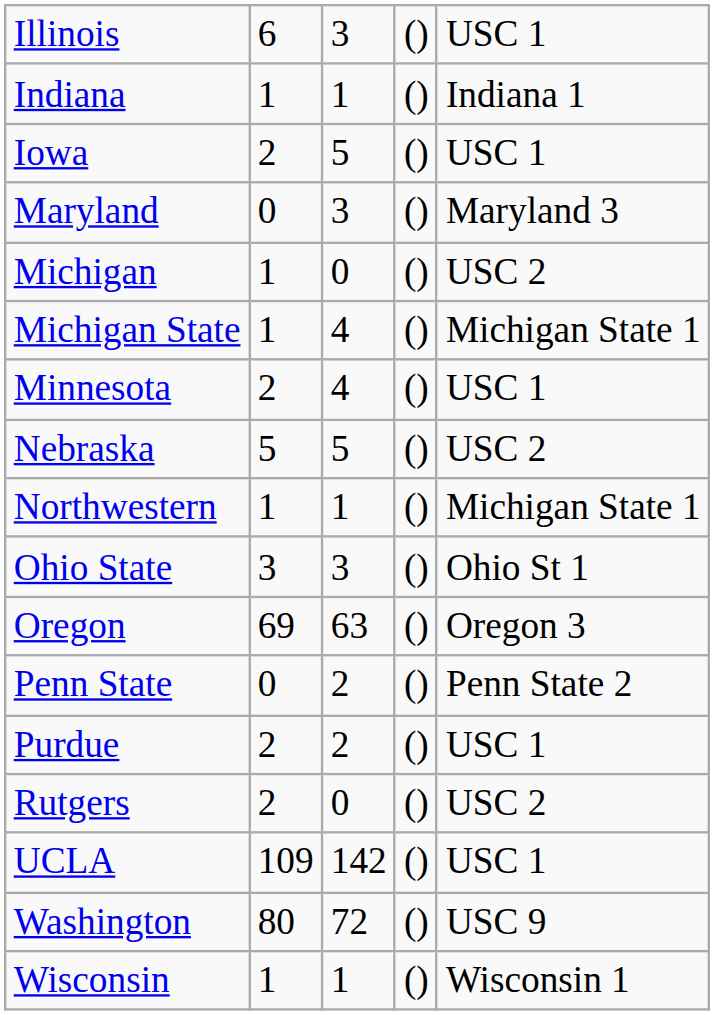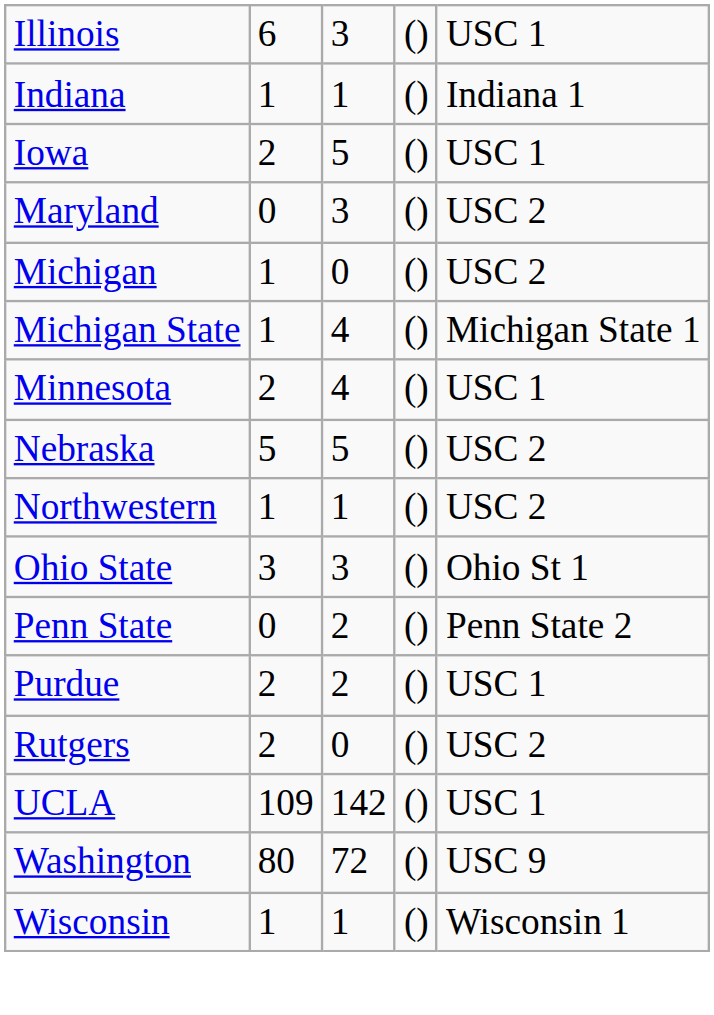(532, 211) Maryland 3 -> (496, 211) USC 2
(573, 507) Michigan State 1 -> (496, 507) USC 2
- row: (70, 625)
